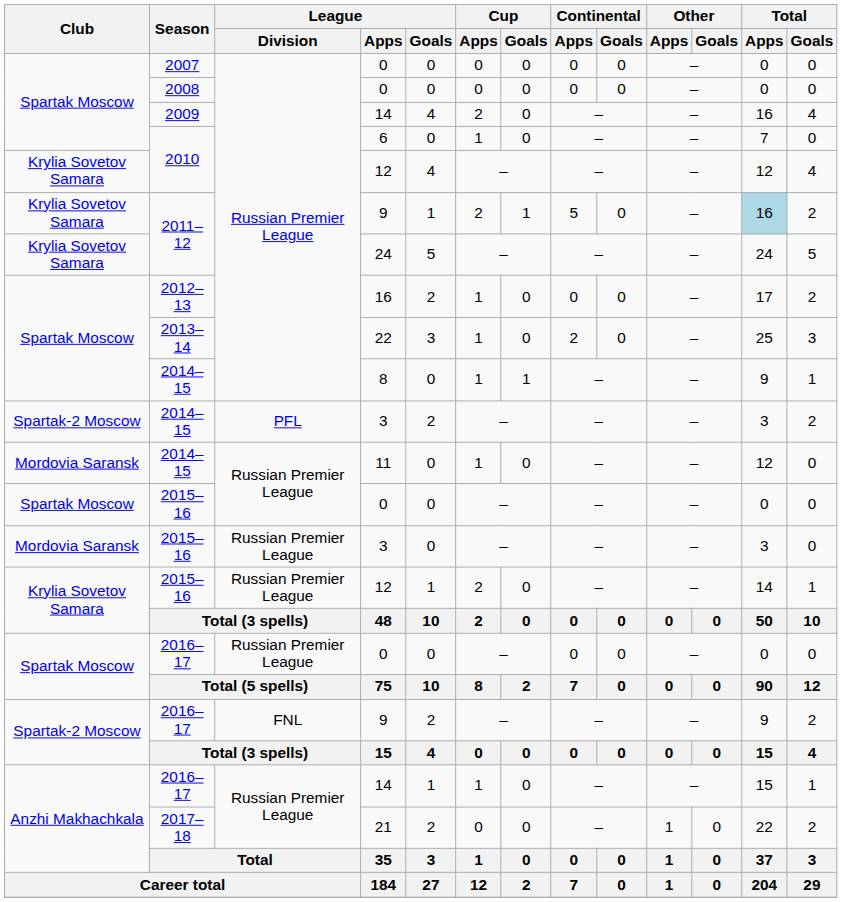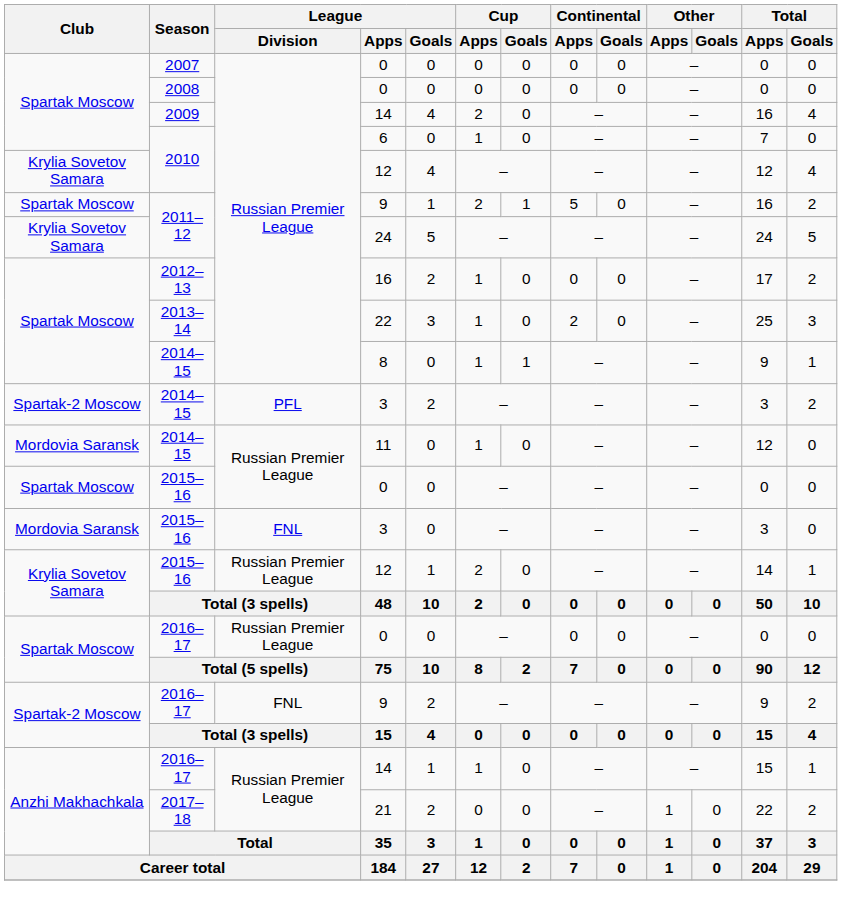(77, 213) Krylia Sovetov Samara -> (77, 204) Spartak Moscow
(764, 213) lightblue background -> (764, 204) no background
(288, 546) Russian Premier League -> (288, 528) FNL
